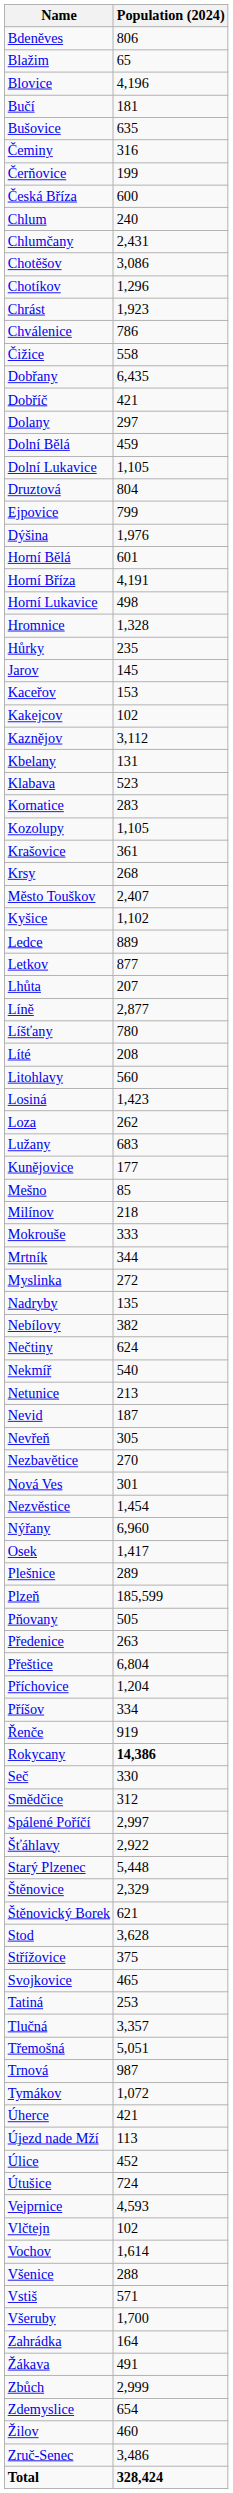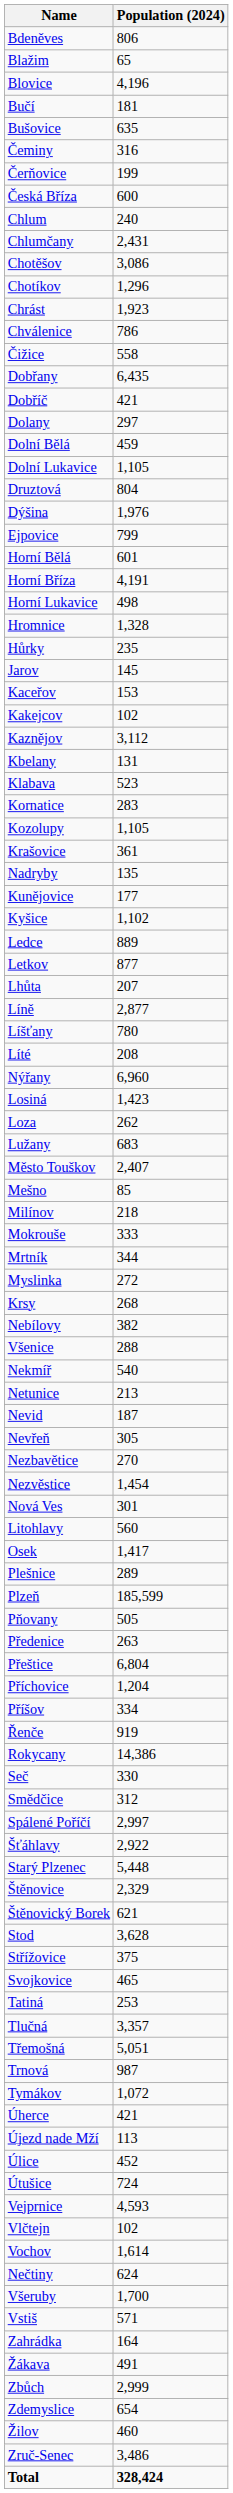rows swapped: (28, 535) <-> (33, 512)
rows swapped: (22, 873) <-> (33, 1303)
rows swapped: (41, 1167) <-> (52, 896)
rows swapped: (35, 1077) <-> (29, 1528)
rows swapped: (30, 1348) <-> (31, 2274)
rows swapped: (39, 1506) <-> (35, 1483)
(136, 1754) bold -> (136, 1754) normal
rows swapped: (32, 2319) <-> (22, 2296)
